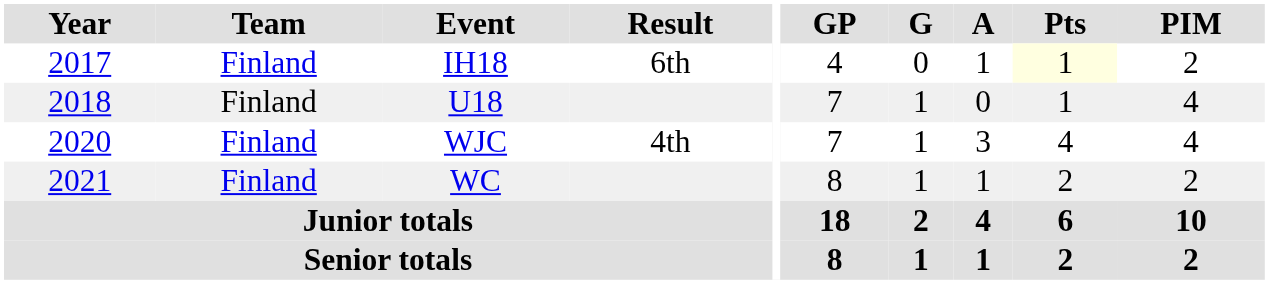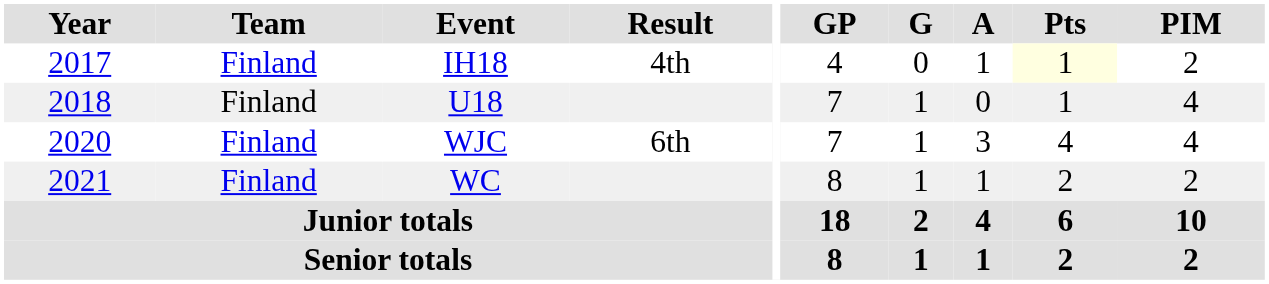(670, 62) 6th -> (670, 62) 4th
(670, 141) 4th -> (670, 141) 6th
